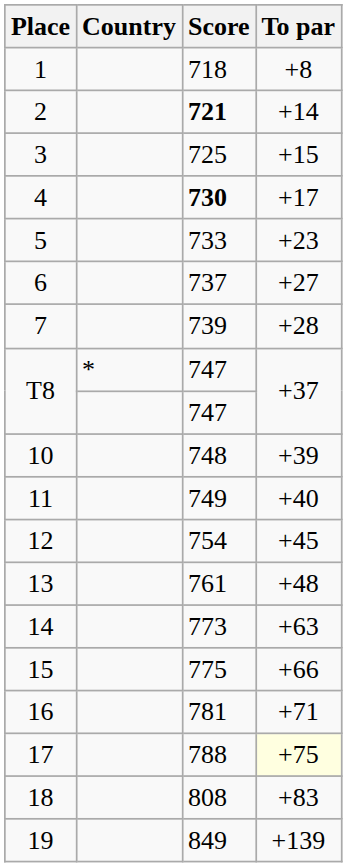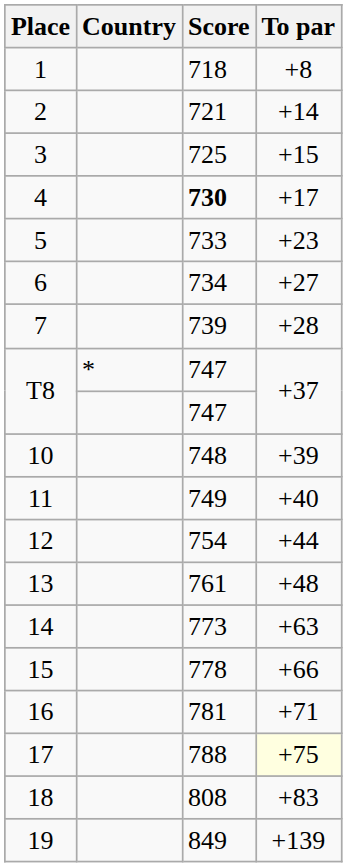(207, 111) bold -> (207, 111) normal
(207, 283) 737 -> (207, 283) 734
(298, 540) +45 -> (298, 540) +44
(207, 668) 775 -> (207, 668) 778
